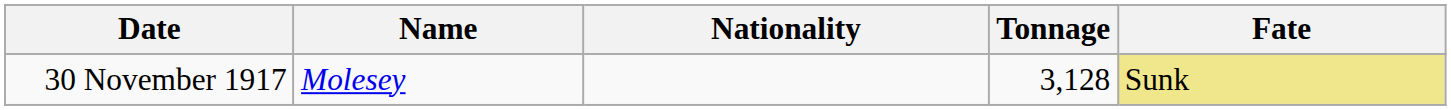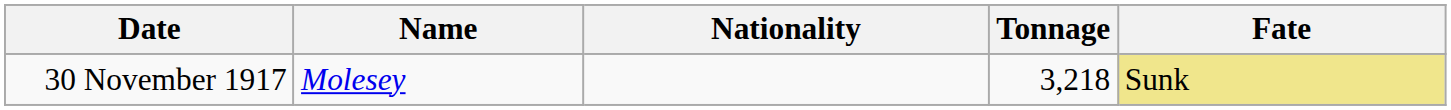(1075, 79) 3,128 -> (1075, 79) 3,218
